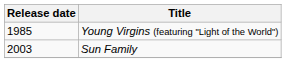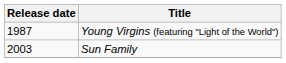(19, 31) 1985 -> (19, 31) 1987
